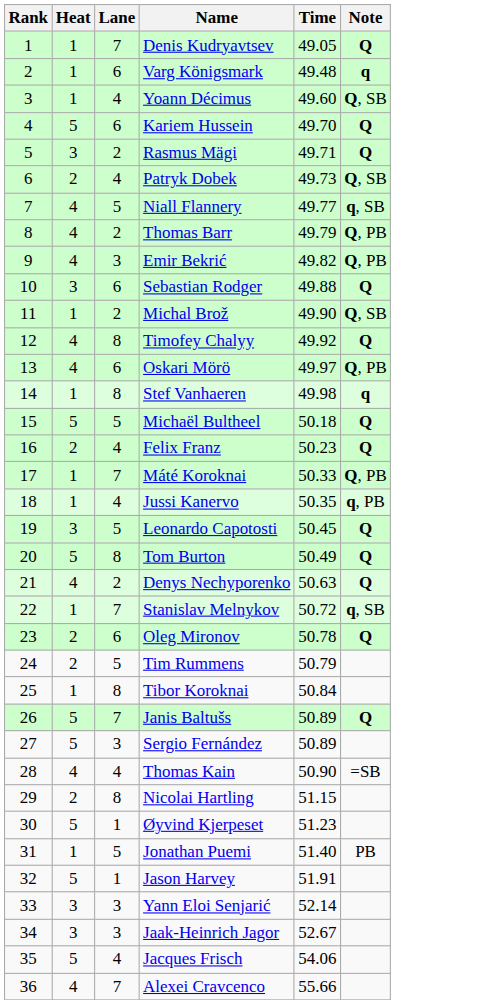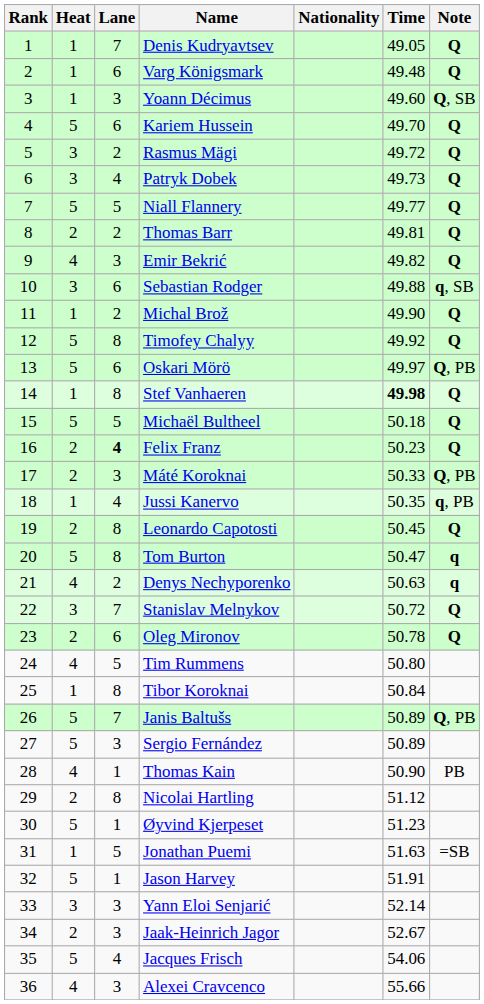+ column: (339, 17)
(366, 71) q -> (454, 71) Q
(117, 98) 4 -> (117, 98) 3
(317, 152) 49.71 -> (406, 152) 49.72
(73, 179) 2 -> (73, 179) 3
(366, 179) Q, SB -> (454, 179) Q
(73, 206) 4 -> (73, 206) 5
(366, 206) q, SB -> (454, 206) Q
(73, 233) 4 -> (73, 233) 2
(317, 233) 49.79 -> (406, 233) 49.81
(366, 233) Q, PB -> (454, 233) Q
(366, 260) Q, PB -> (454, 260) Q
(366, 286) Q -> (454, 286) q, SB
(366, 313) Q, SB -> (454, 313) Q
(73, 340) 4 -> (73, 340) 5
(73, 367) 4 -> (73, 367) 5
(317, 394) normal -> (406, 394) bold
(366, 394) q -> (454, 394) Q
(117, 448) normal -> (117, 448) bold
(73, 475) 1 -> (73, 475) 2
(117, 475) 7 -> (117, 475) 3
(73, 529) 3 -> (73, 529) 2
(117, 529) 5 -> (117, 529) 8
(317, 555) 50.49 -> (406, 555) 50.47
(366, 555) Q -> (454, 555) q
(366, 582) Q -> (454, 582) q
(73, 609) 1 -> (73, 609) 3
(366, 609) q, SB -> (454, 609) Q
(73, 663) 2 -> (73, 663) 4
(317, 663) 50.79 -> (406, 663) 50.80
(366, 717) Q -> (454, 717) Q, PB
(117, 771) 4 -> (117, 771) 1
(366, 771) =SB -> (454, 771) PB
(317, 797) 51.15 -> (406, 797) 51.12
(317, 851) 51.40 -> (406, 851) 51.63
(366, 851) PB -> (454, 851) =SB
(73, 932) 3 -> (73, 932) 2
(117, 986) 7 -> (117, 986) 3
